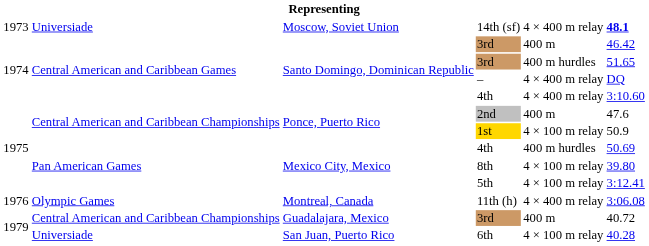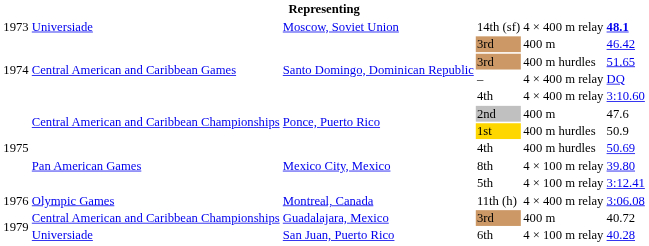(563, 131) 4 × 100 m relay -> (559, 131) 400 m hurdles
